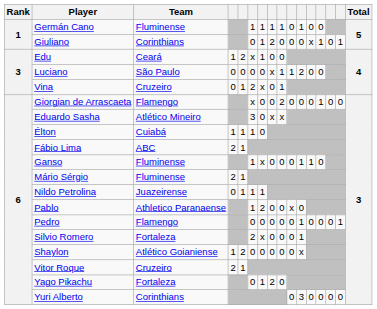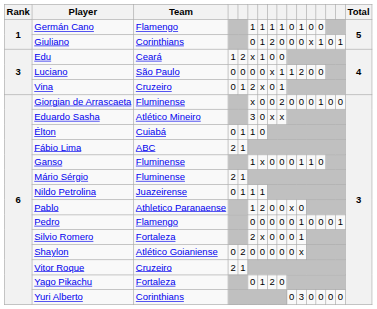(160, 27) Fluminense -> (157, 27) Flamengo
(157, 102) Flamengo -> (160, 102) Fluminense
(233, 132) 1 -> (233, 132) 0
(233, 252) 1 -> (233, 252) 0
